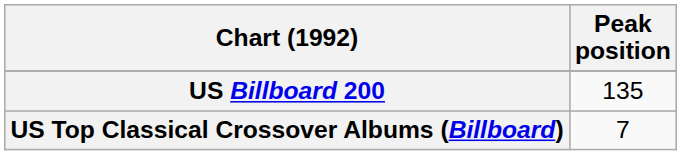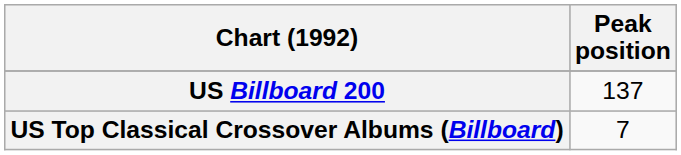(623, 90) 135 -> (623, 90) 137
